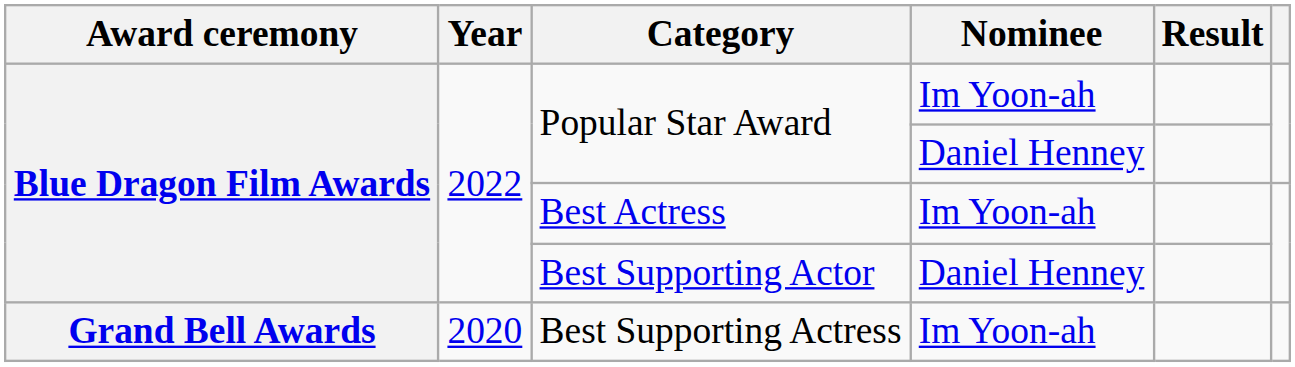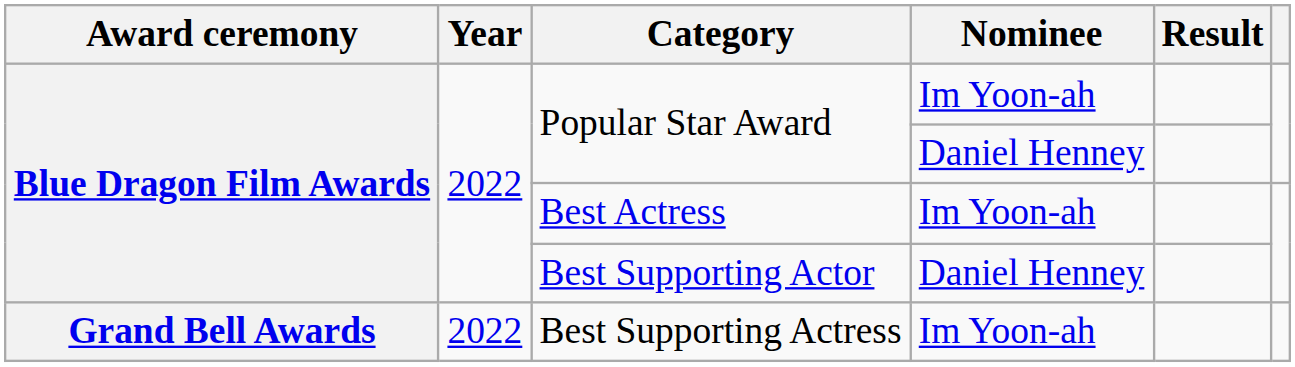(485, 331) 2020 -> (485, 331) 2022
